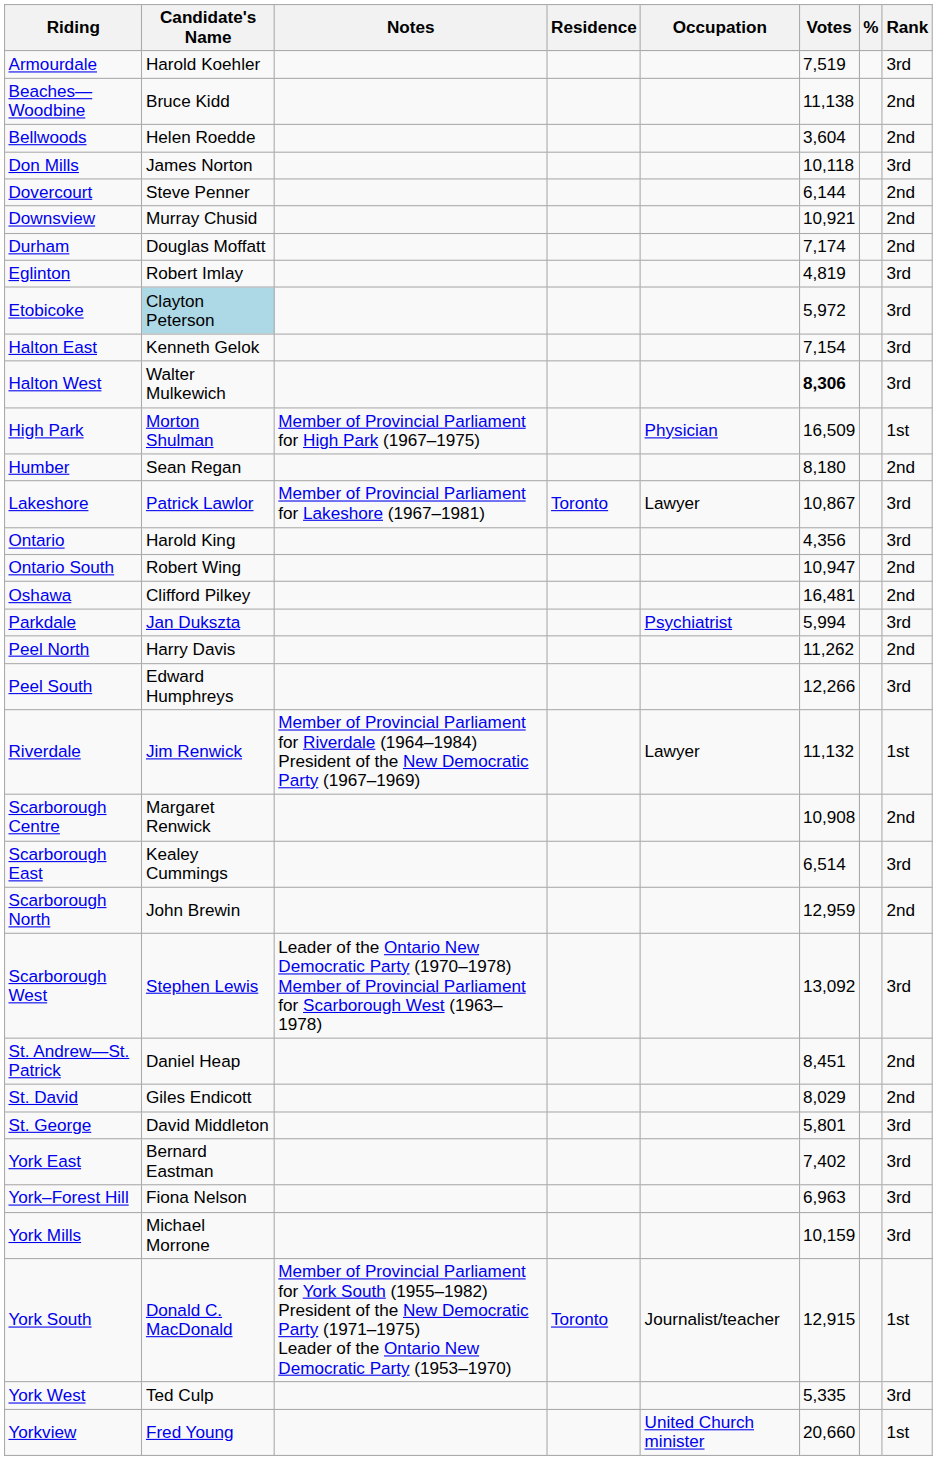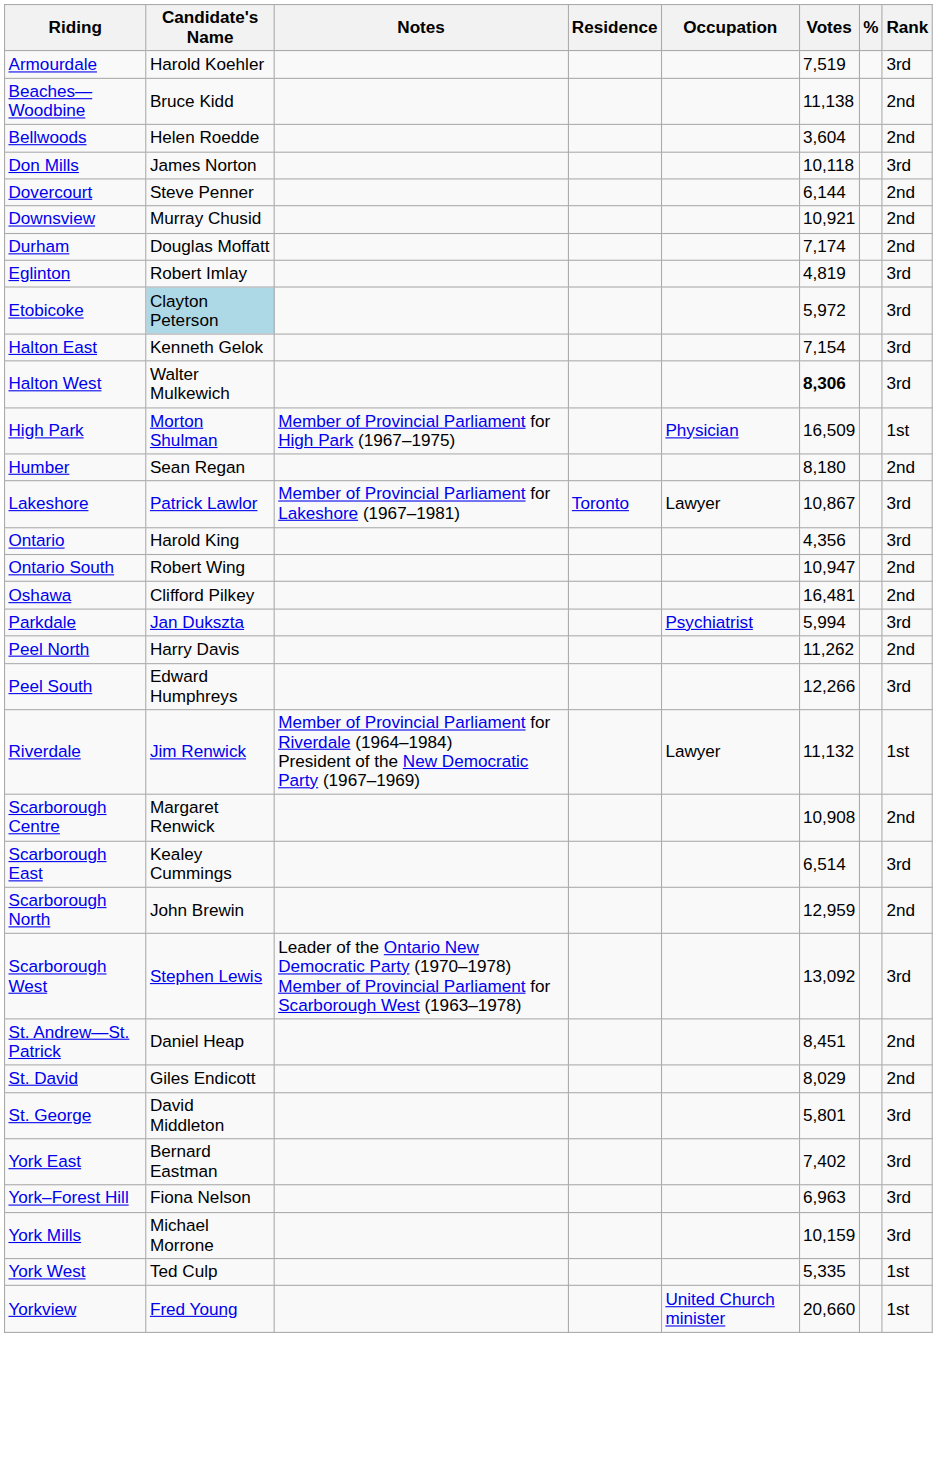- row: (50, 1320)
(899, 1395) 3rd -> (898, 1272) 1st
